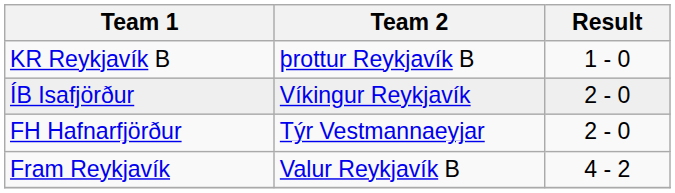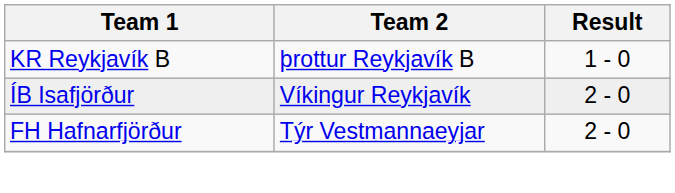- row: (90, 168)
